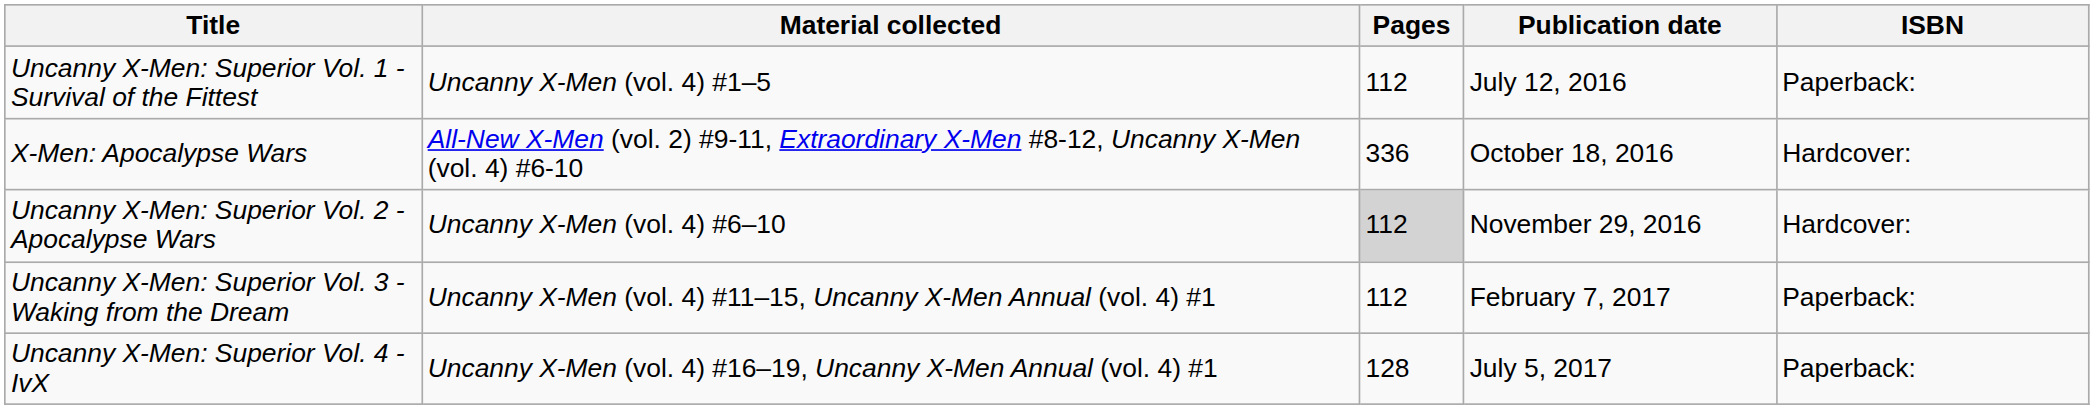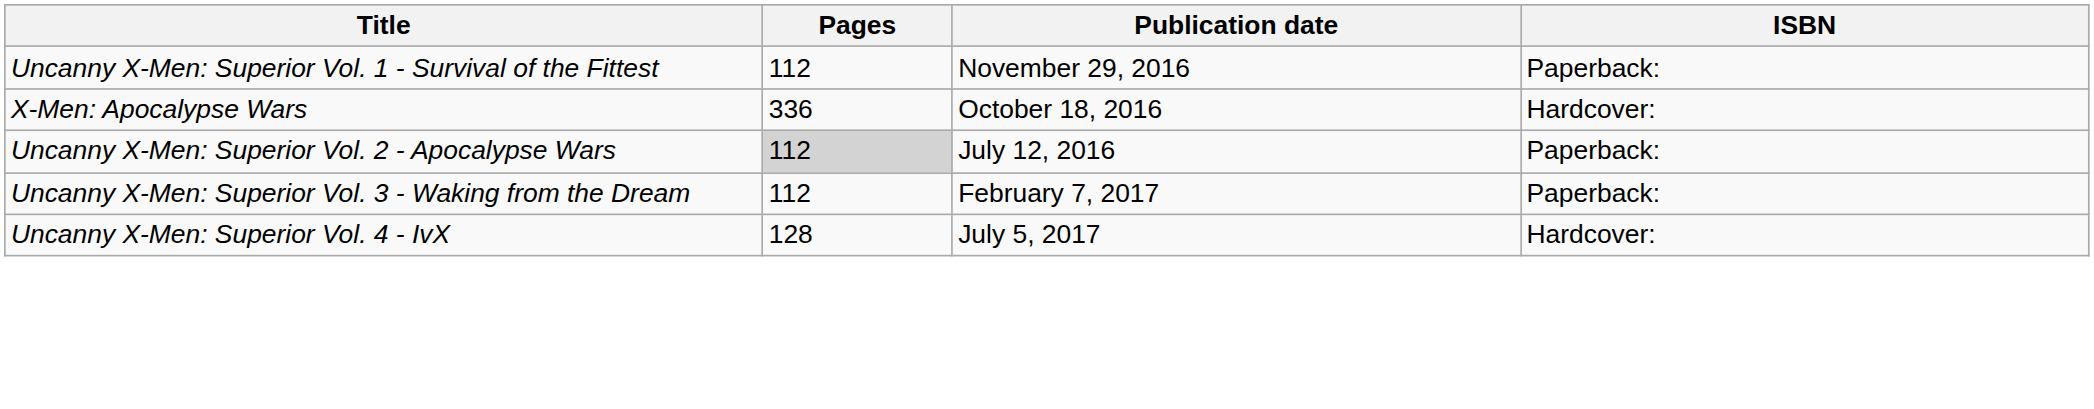- column: (890, 25)
(1548, 82) July 12, 2016 -> (1074, 67) November 29, 2016
(1586, 225) November 29, 2016 -> (1037, 151) July 12, 2016
(1847, 225) Hardcover: -> (1593, 151) Paperback:
(1849, 368) Paperback: -> (1591, 234) Hardcover:
